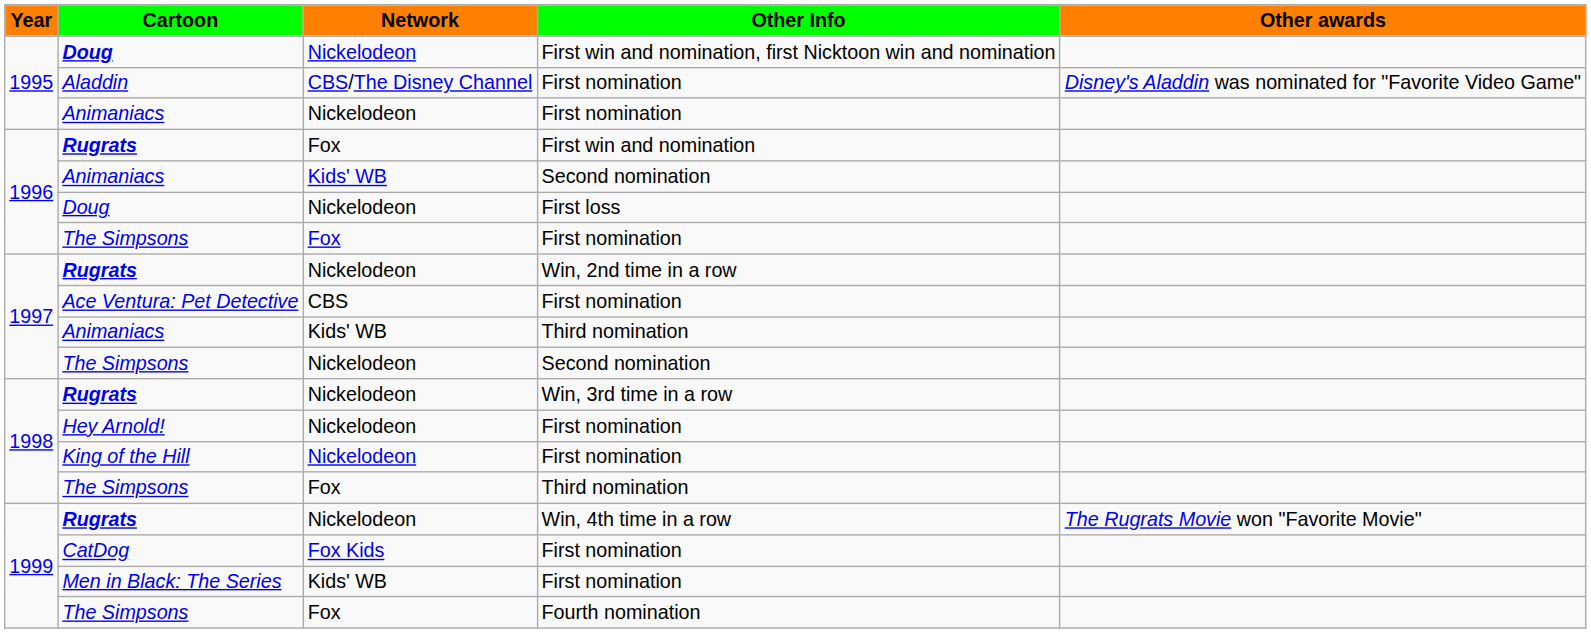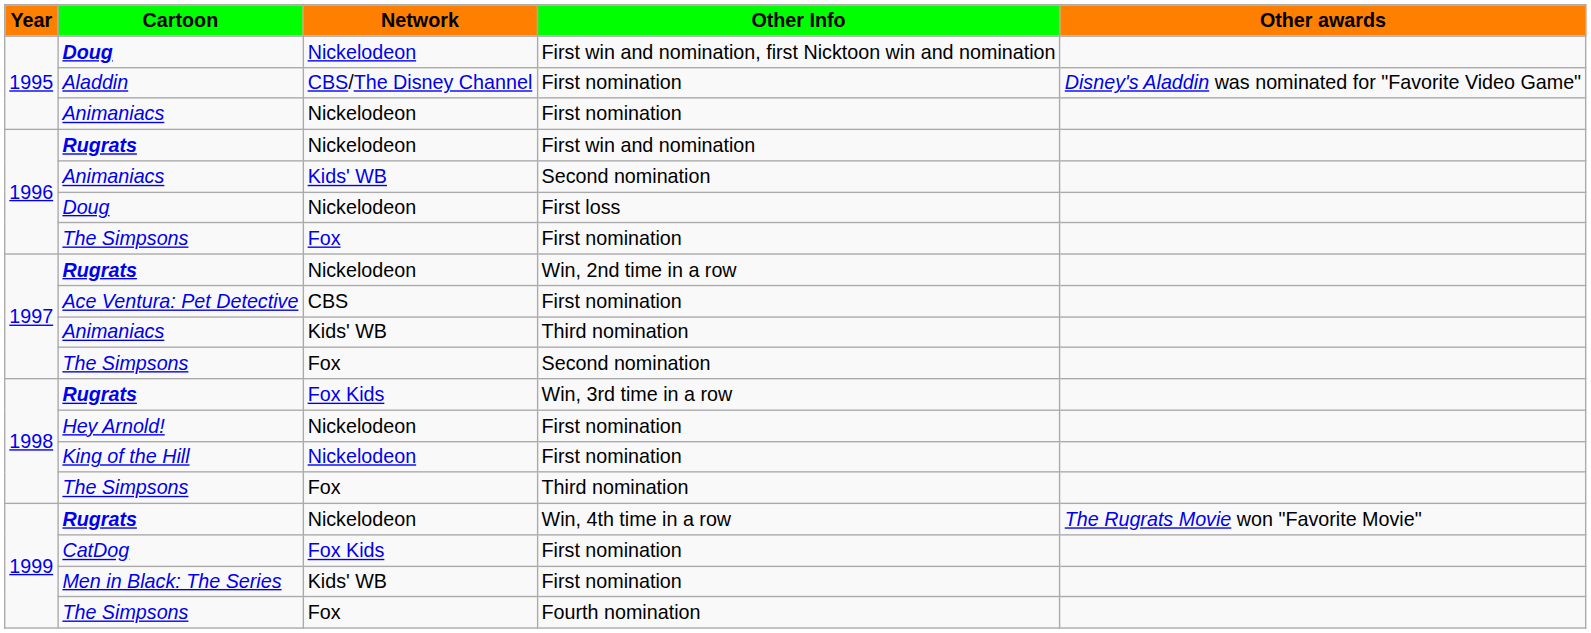(324, 145) Fox -> (362, 145) Nickelodeon
(362, 364) Nickelodeon -> (324, 364) Fox
(362, 395) Nickelodeon -> (346, 395) Fox Kids
